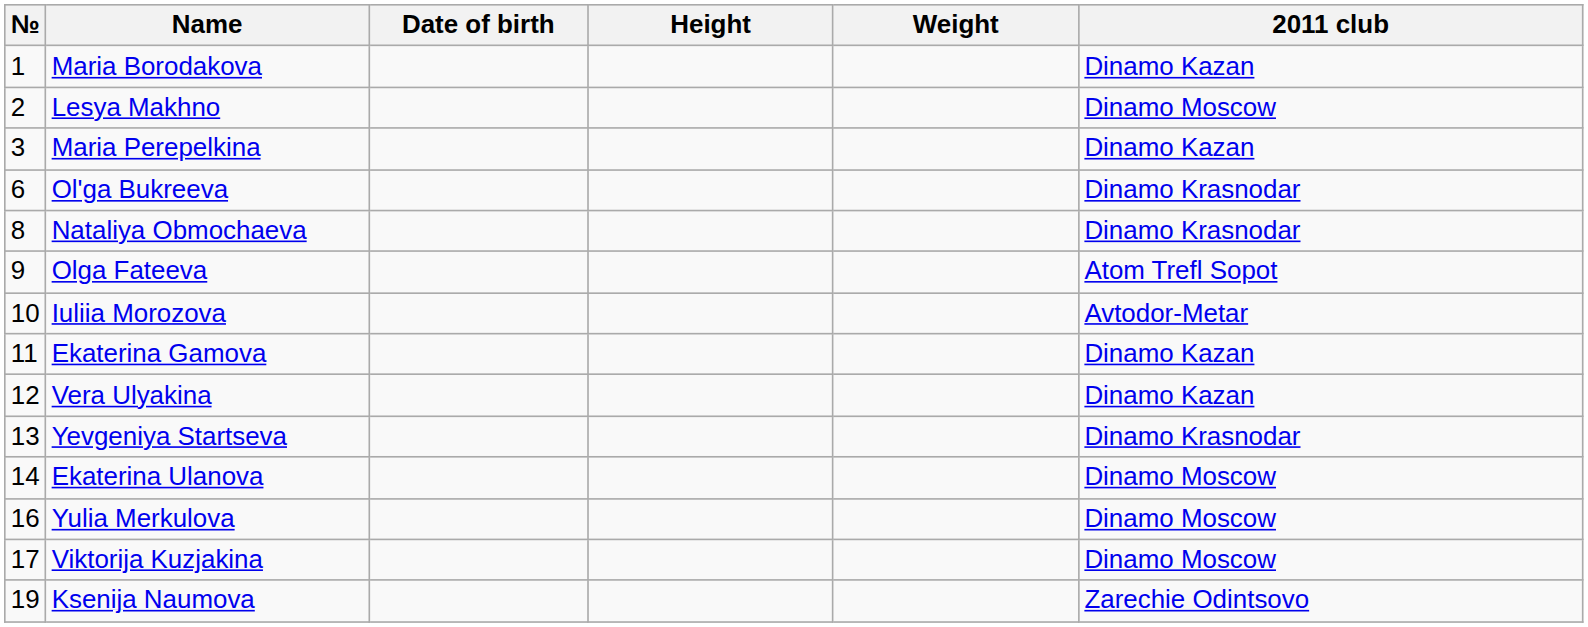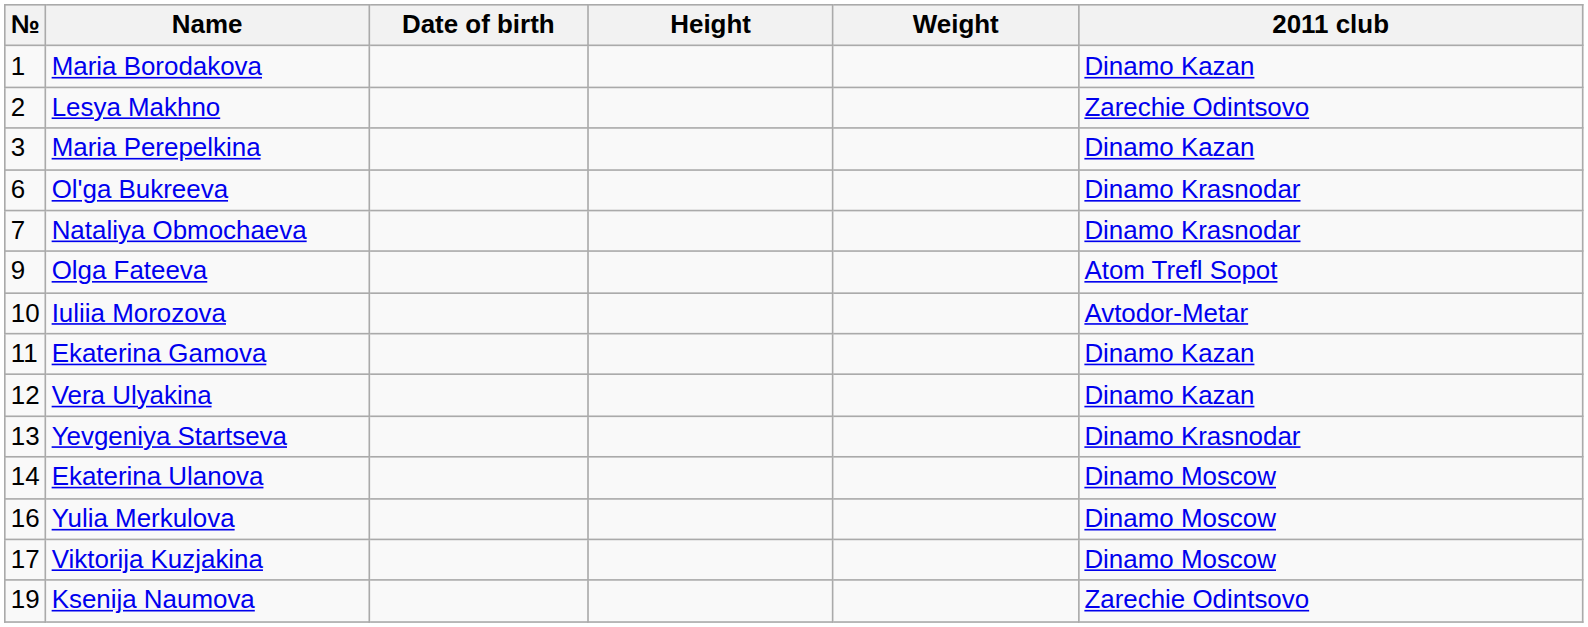(1180, 107) Dinamo Moscow -> (1197, 107) Zarechie Odintsovo
(18, 230) 8 -> (18, 230) 7
